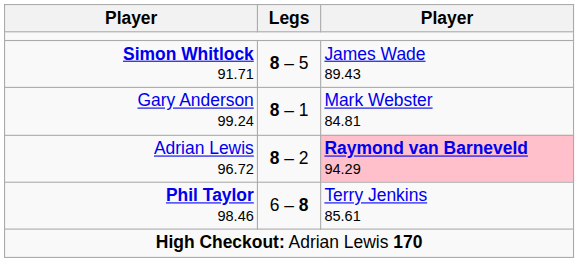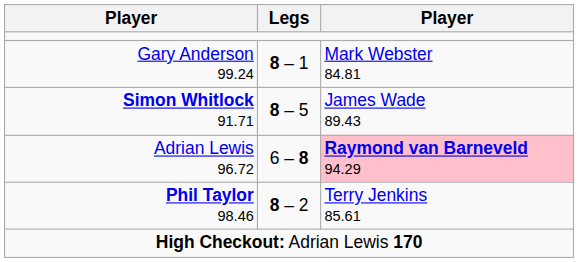rows swapped: (196, 111) <-> (188, 63)
(289, 158) 8 – 2 -> (289, 158) 6 – 8
(289, 205) 6 – 8 -> (289, 205) 8 – 2
